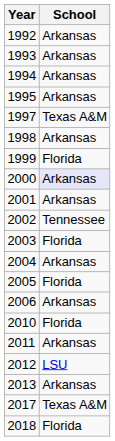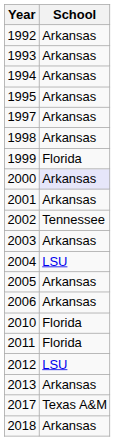(75, 117) Texas A&M -> (69, 117) Arkansas
(62, 240) Florida -> (69, 240) Arkansas
(69, 261) Arkansas -> (55, 261) LSU
(62, 281) Florida -> (69, 281) Arkansas
(69, 343) Arkansas -> (62, 343) Florida
(62, 425) Florida -> (69, 425) Arkansas
